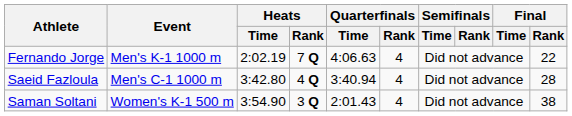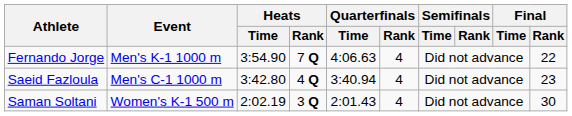(263, 58) 2:02.19 -> (263, 58) 3:54.90
(548, 79) 28 -> (548, 79) 23
(263, 101) 3:54.90 -> (263, 101) 2:02.19
(548, 101) 38 -> (548, 101) 30
